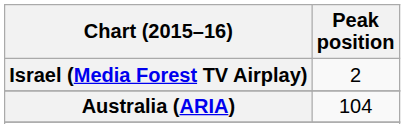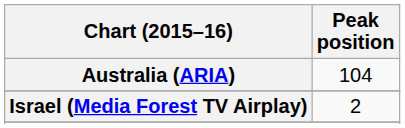rows swapped: (158, 106) <-> (158, 74)
